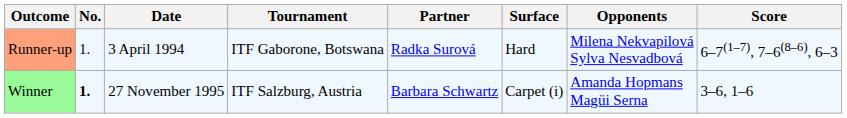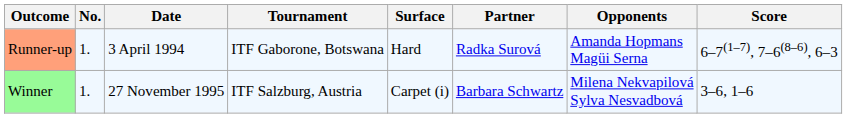columns swapped: (534, 16) <-> (445, 16)
(632, 49) Milena Nekvapilová Sylva Nesvadbová -> (627, 49) Amanda Hopmans Magüi Serna
(85, 91) bold -> (85, 91) normal
(627, 91) Amanda Hopmans Magüi Serna -> (632, 91) Milena Nekvapilová Sylva Nesvadbová
